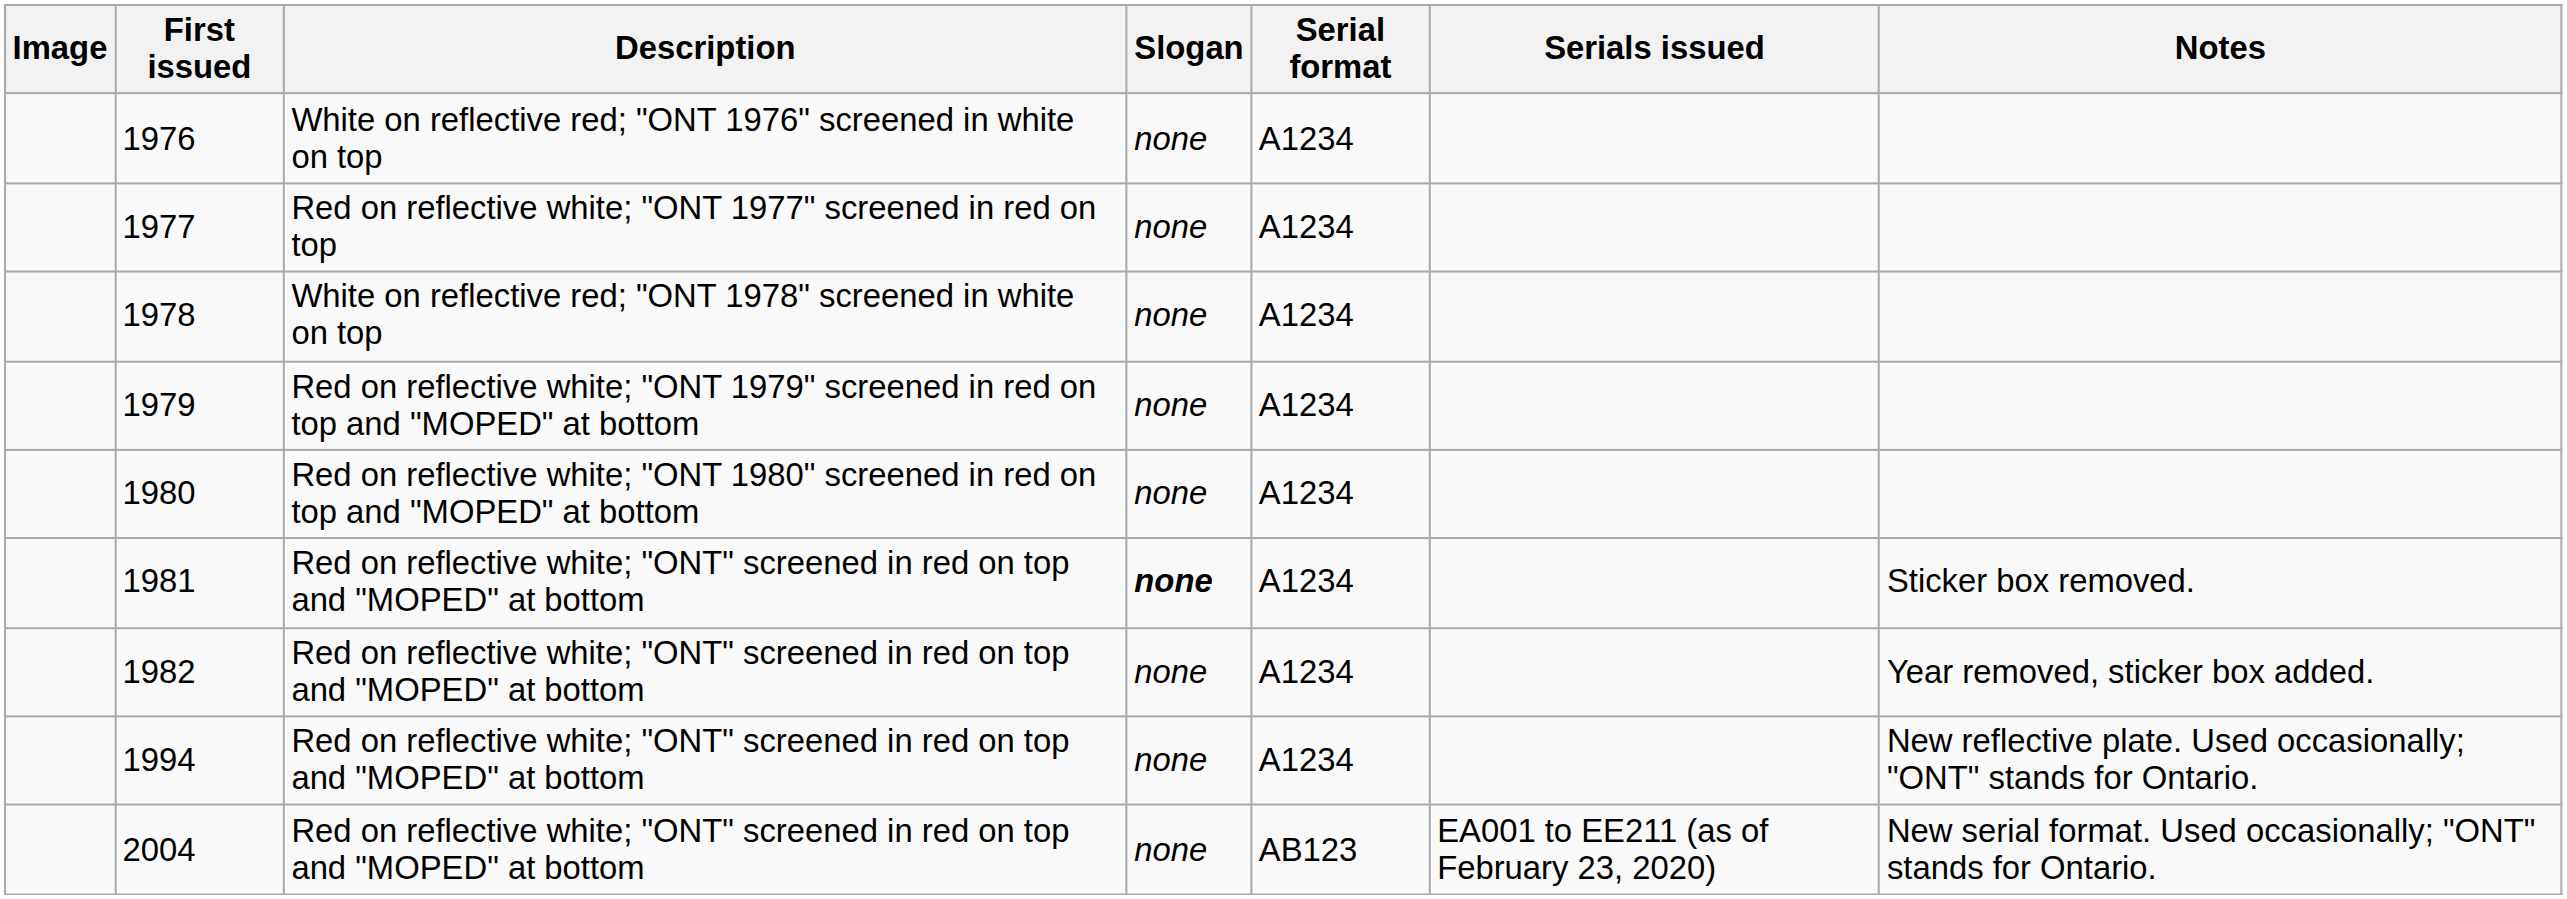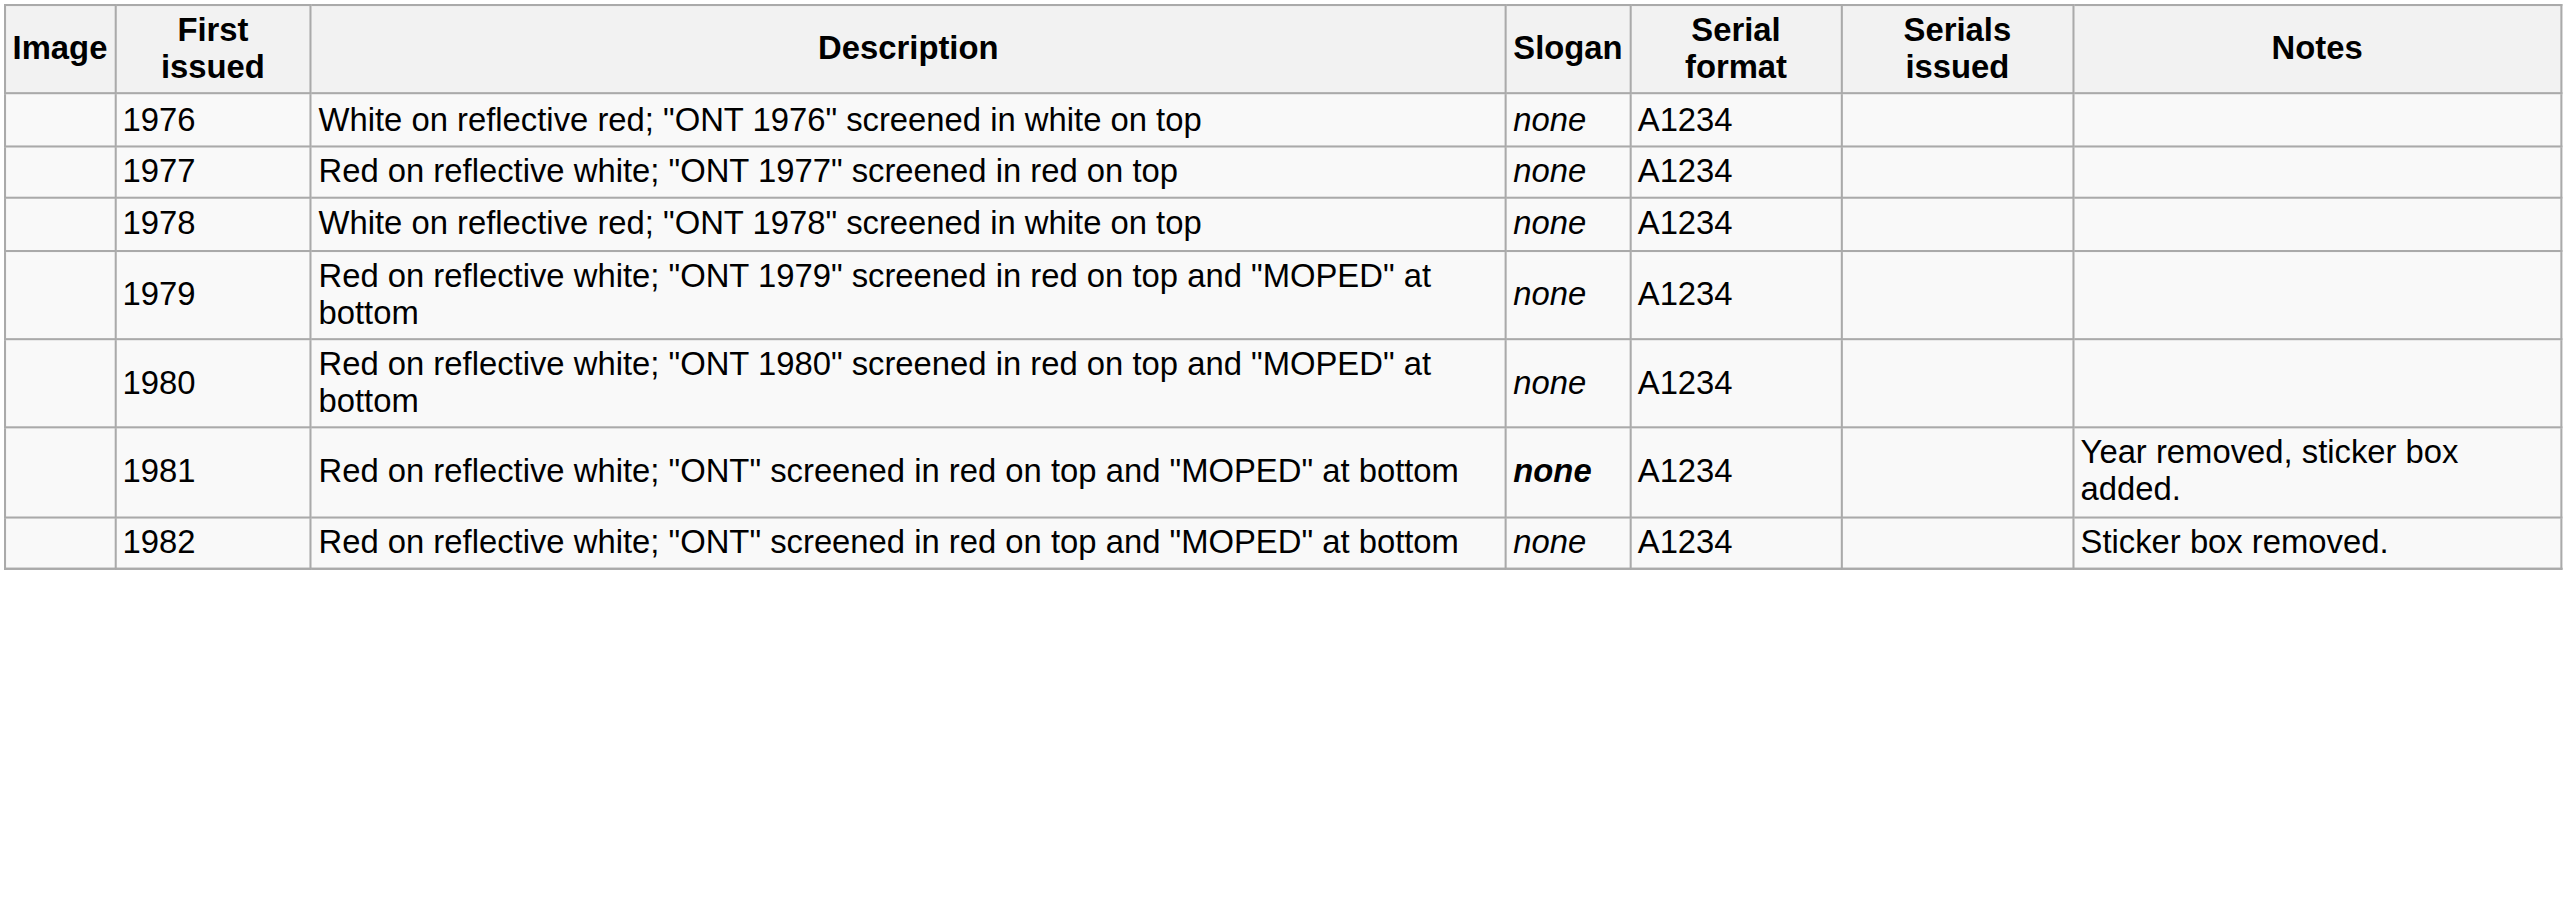(2041, 582) Sticker box removed. -> (2270, 471) Year removed, sticker box added.
(2131, 671) Year removed, sticker box added. -> (2235, 542) Sticker box removed.
- row: (159, 760)
- row: (159, 849)
